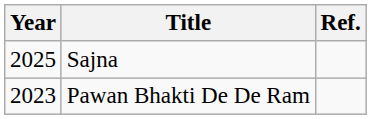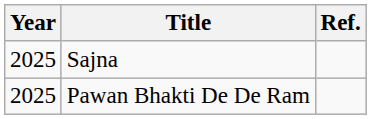(33, 95) 2023 -> (33, 95) 2025
